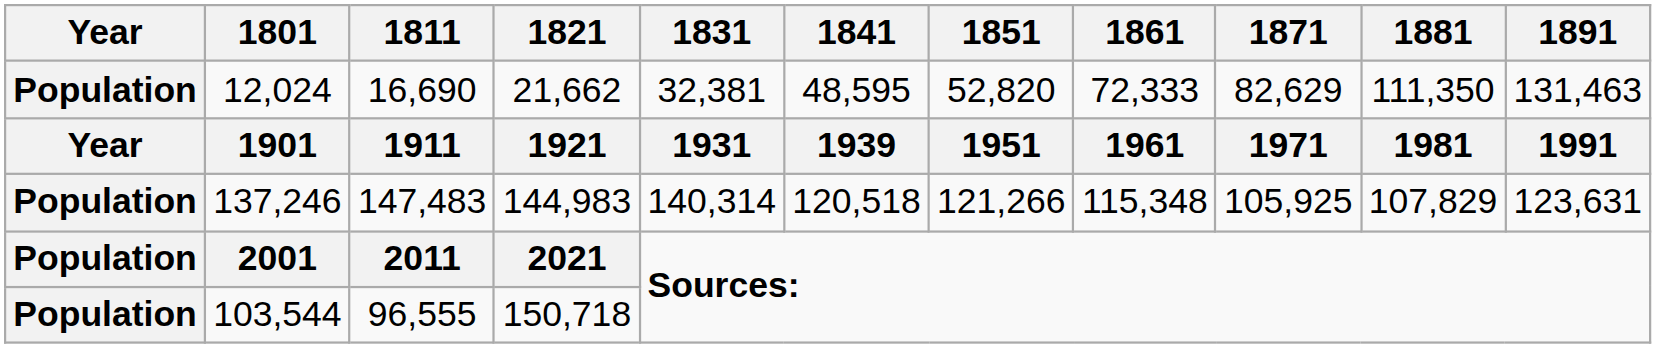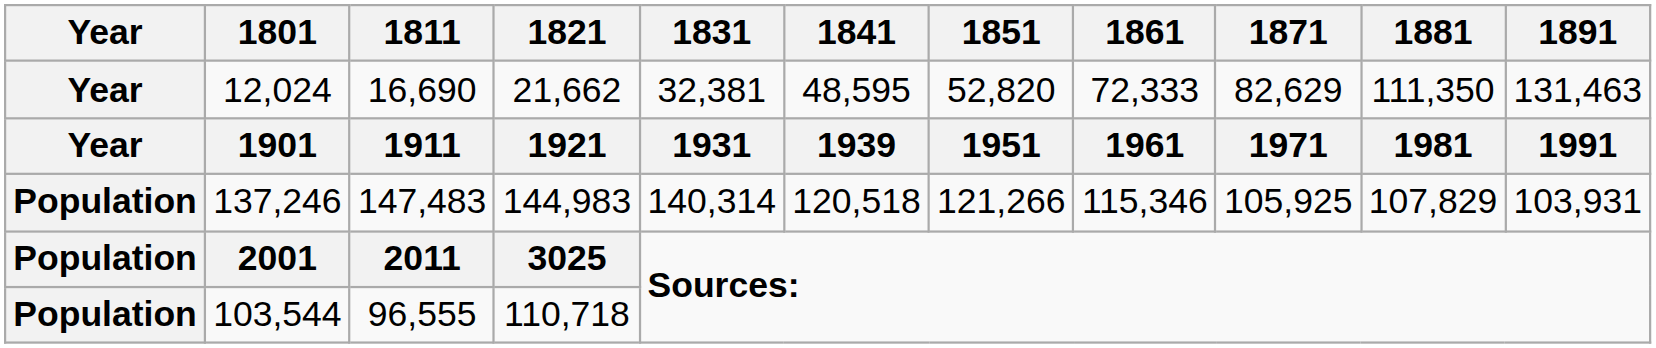(105, 88) Population -> (105, 88) Year
(1145, 201) 115,348 -> (1145, 201) 115,346
(1578, 201) 123,631 -> (1578, 201) 103,931
(567, 257) 2021 -> (567, 257) 3025
(567, 314) 150,718 -> (567, 314) 110,718
